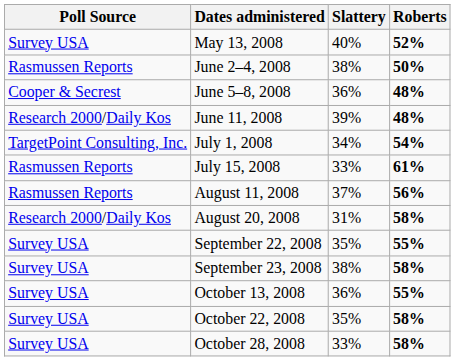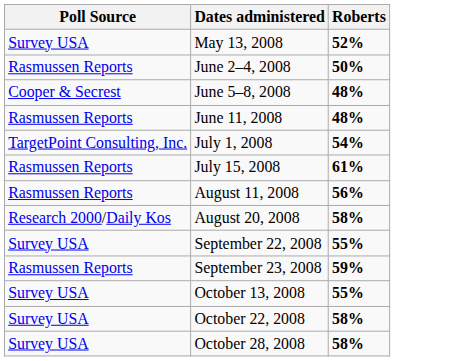- column: (359, 17)
(90, 117) Research 2000/Daily Kos -> (70, 117) Rasmussen Reports
(48, 268) Survey USA -> (70, 268) Rasmussen Reports
(409, 268) 58% -> (348, 268) 59%
